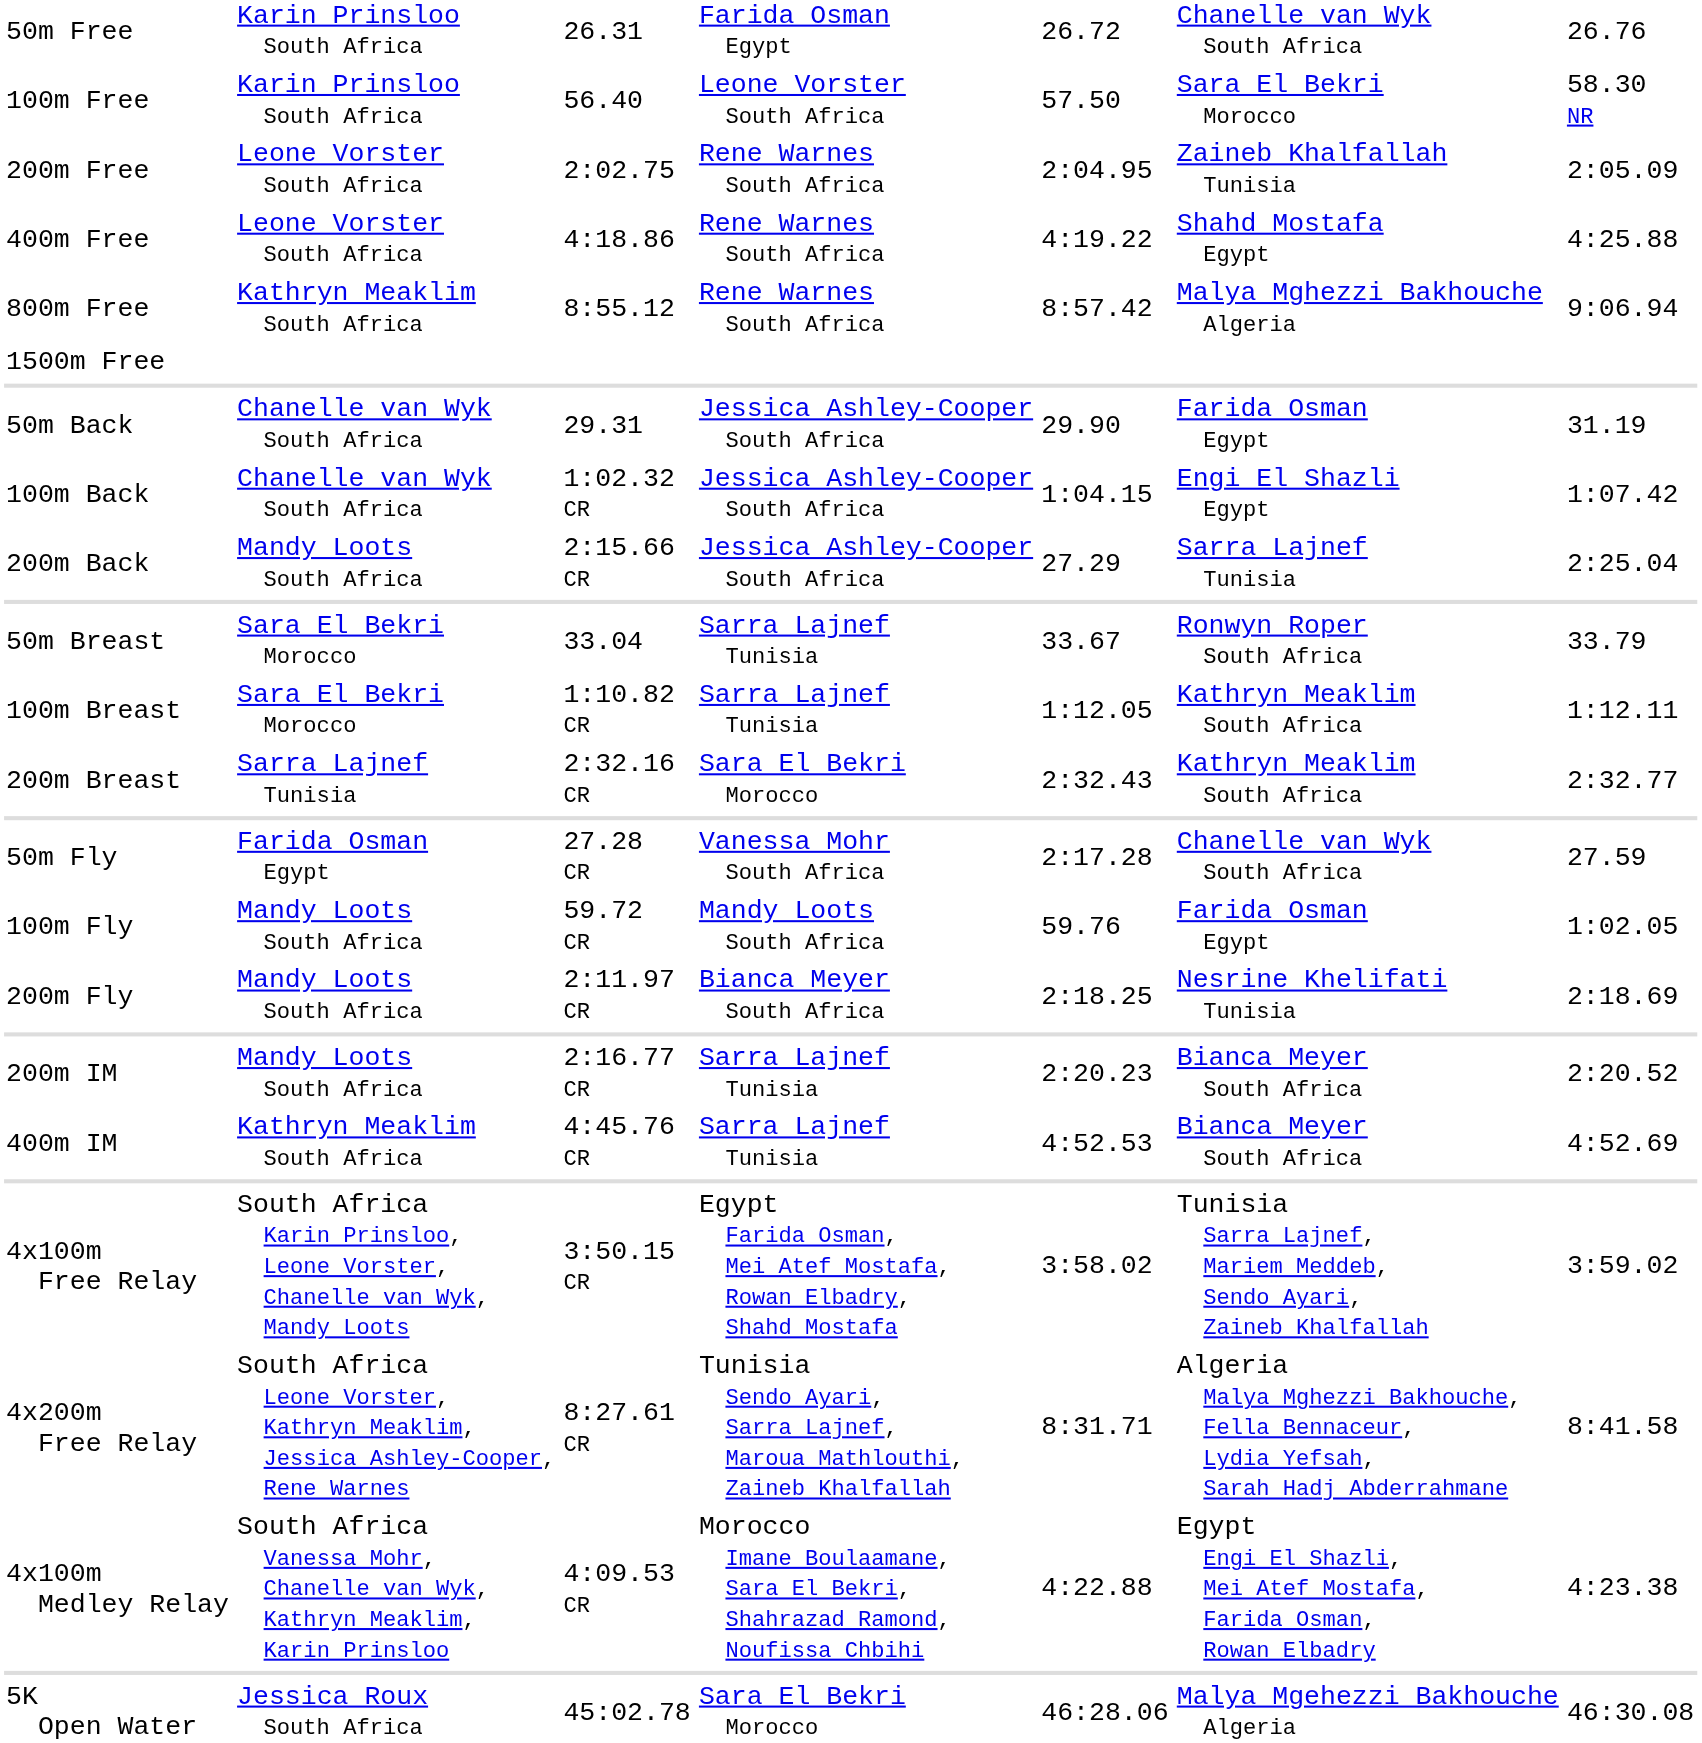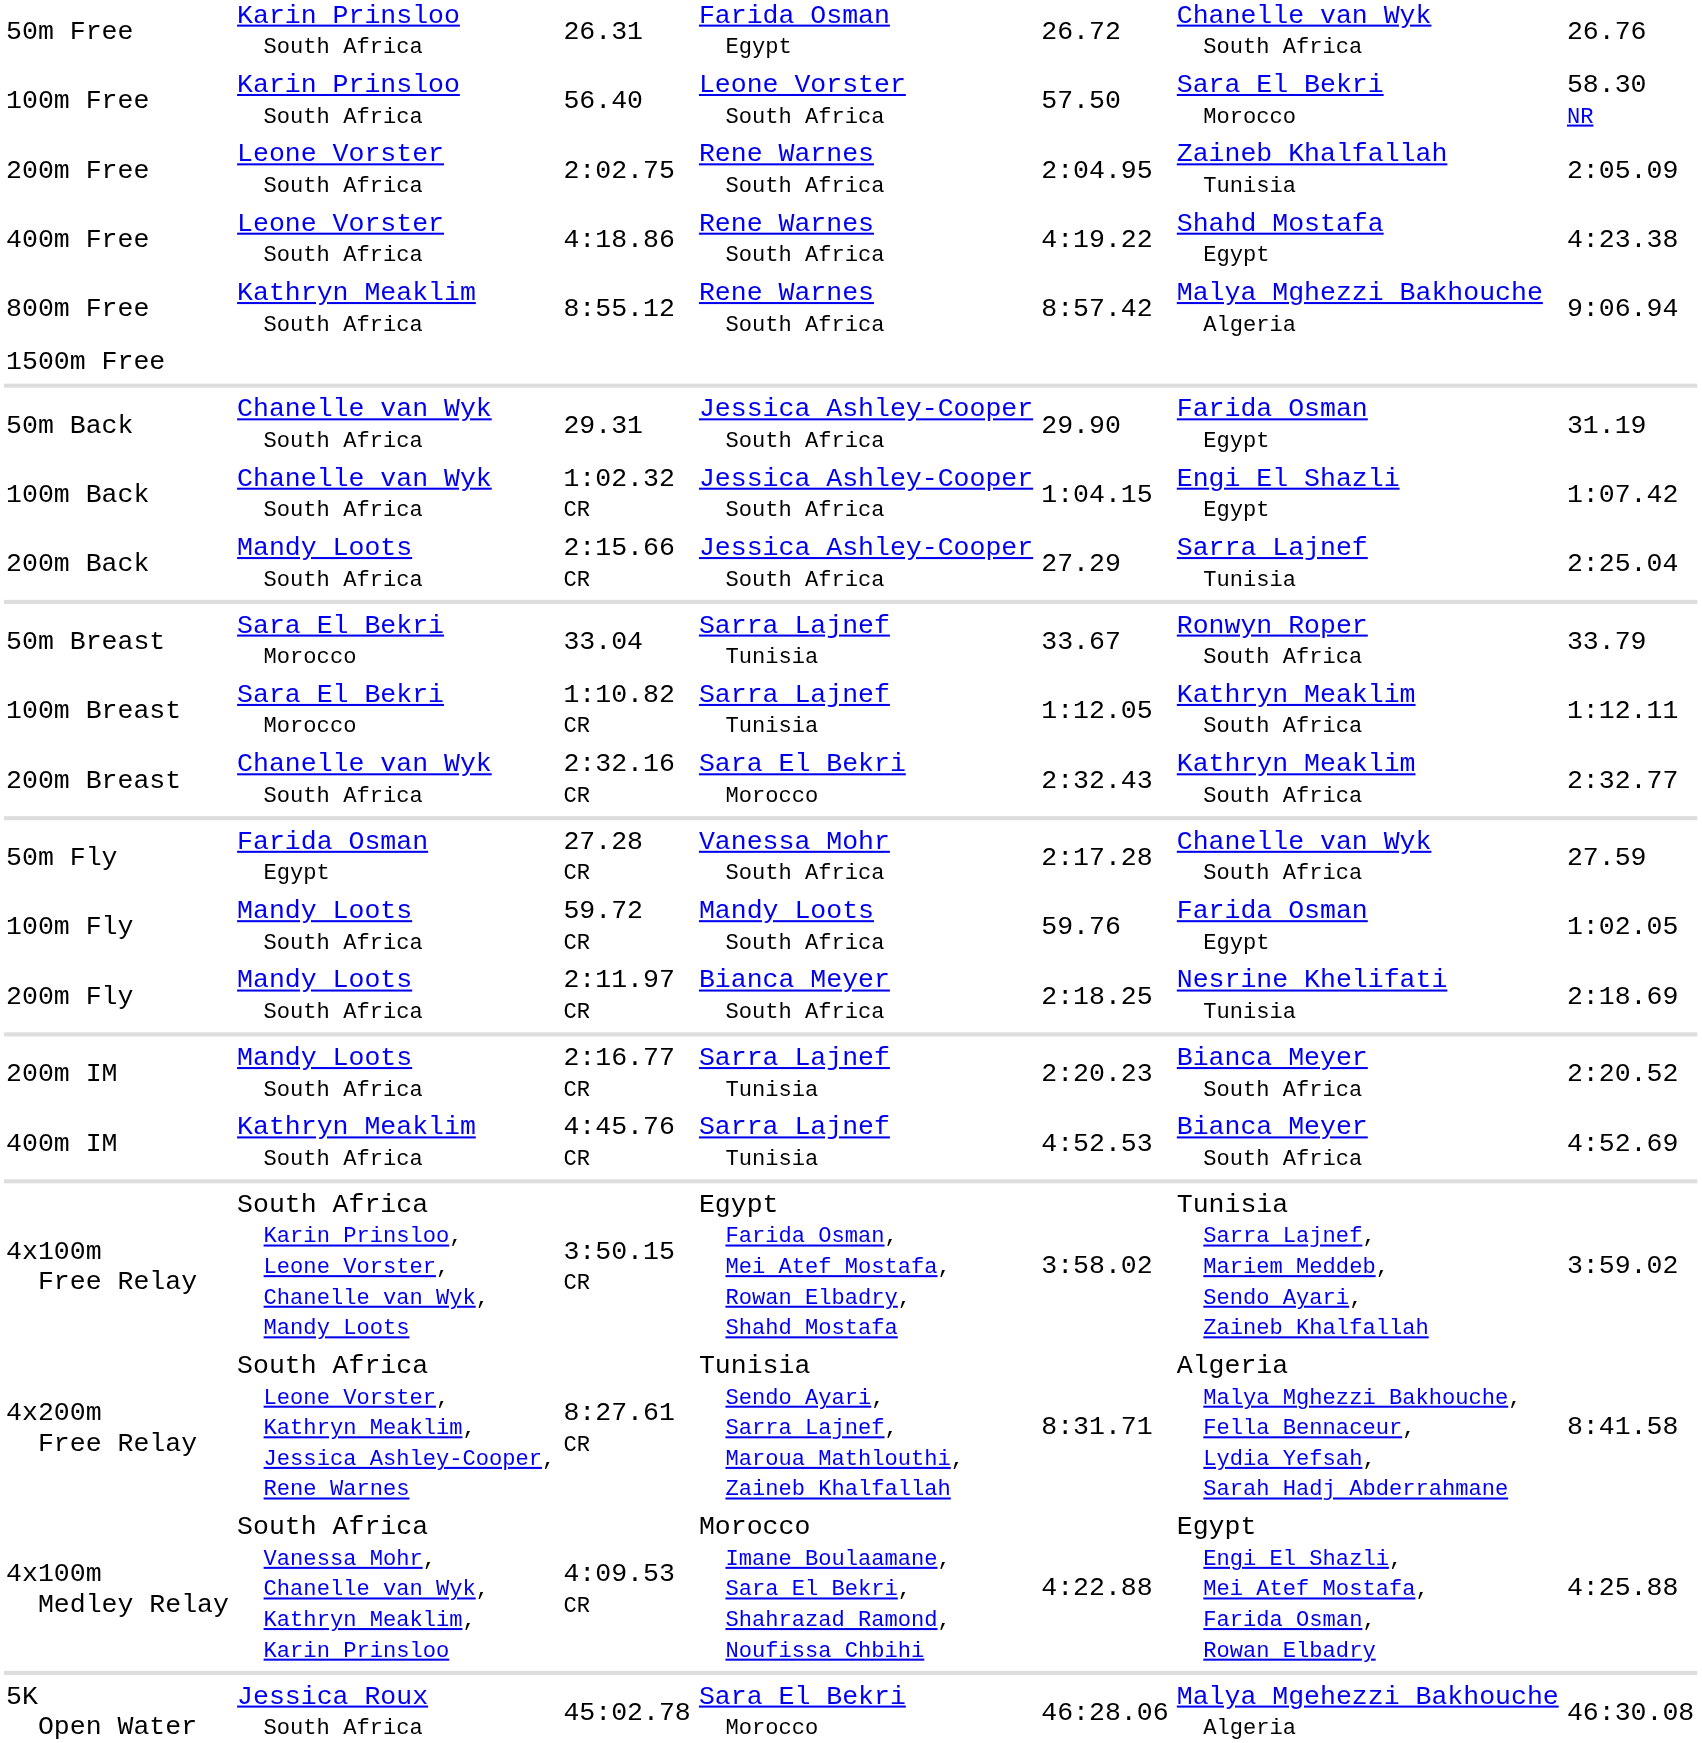(1623, 239) 4:25.88 -> (1623, 239) 4:23.38
(333, 778) Sarra Lajnef Tunisia -> (364, 778) Chanelle van Wyk South Africa
(1623, 1588) 4:23.38 -> (1623, 1588) 4:25.88
